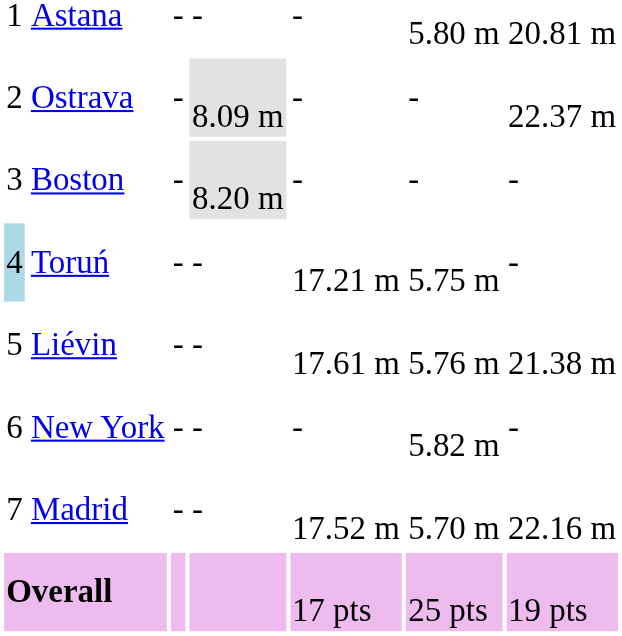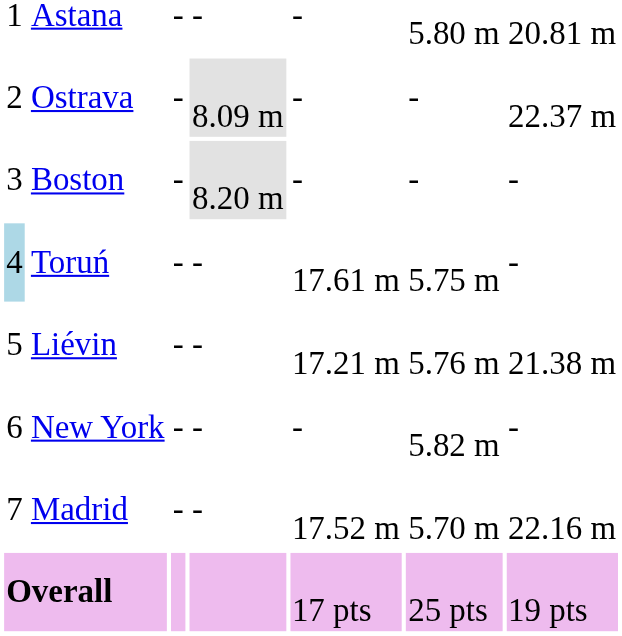(346, 280) 17.21 m -> (346, 280) 17.61 m
(346, 362) 17.61 m -> (346, 362) 17.21 m
